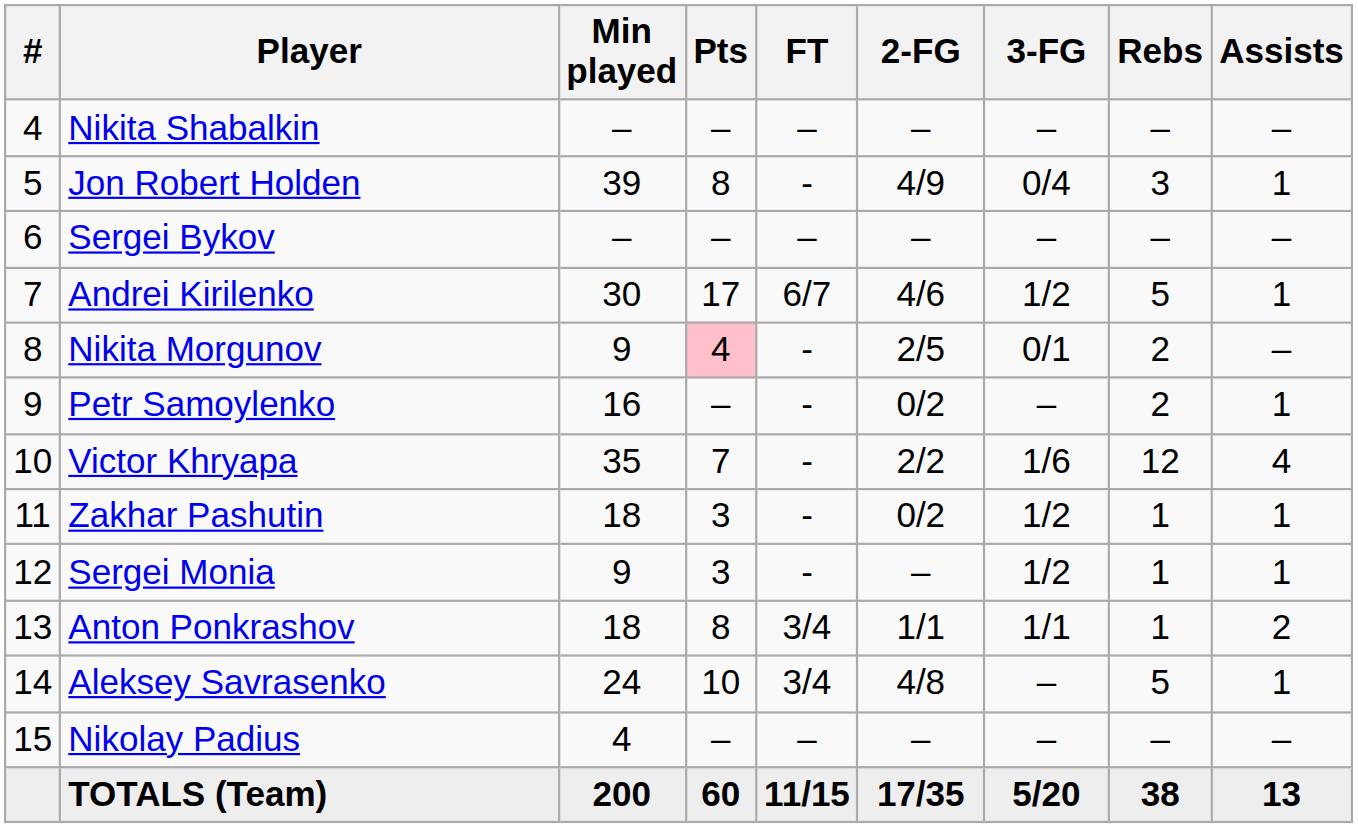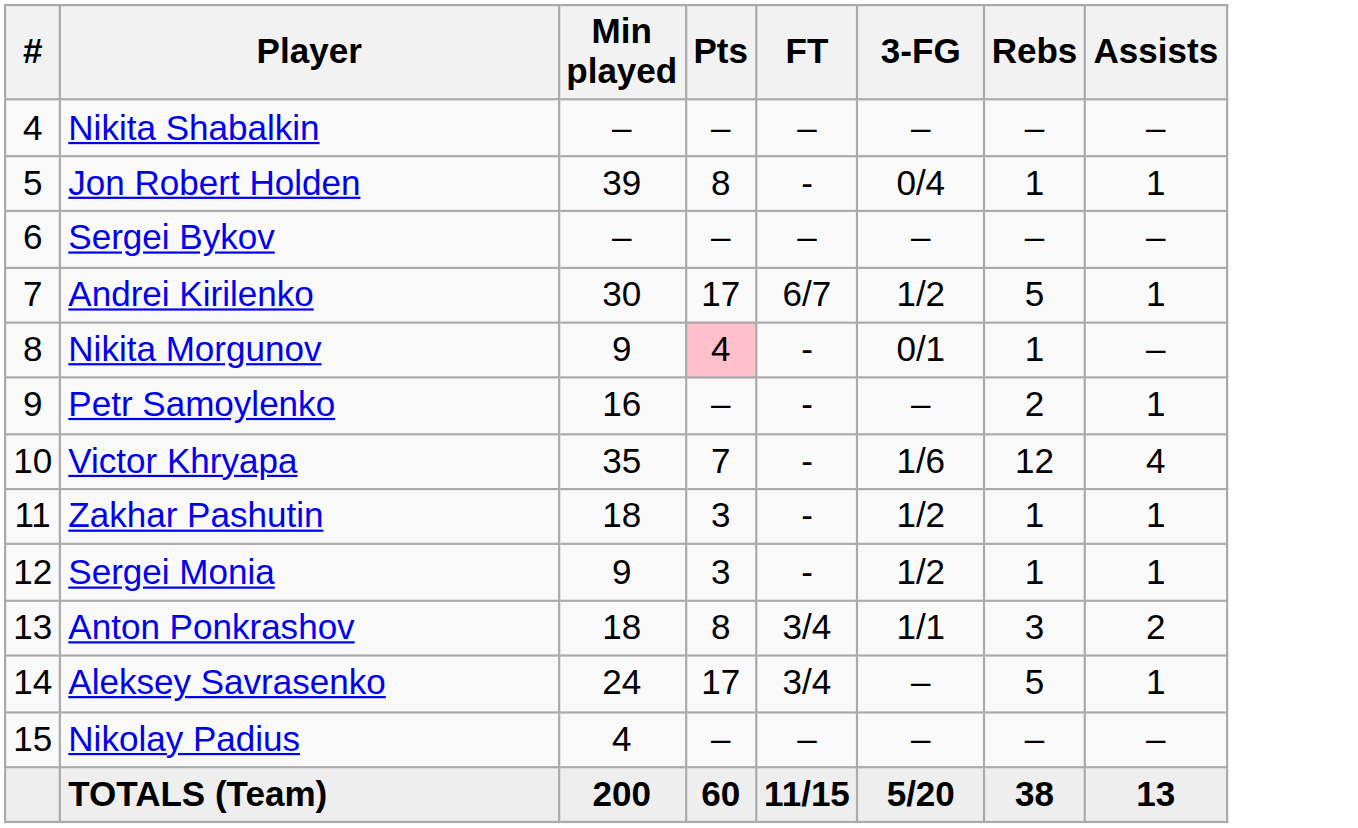- column: (921, 51)
(1160, 182) 3 -> (1034, 182) 1
(1160, 349) 2 -> (1034, 349) 1
(1160, 627) 1 -> (1034, 627) 3
(721, 682) 10 -> (721, 682) 17
